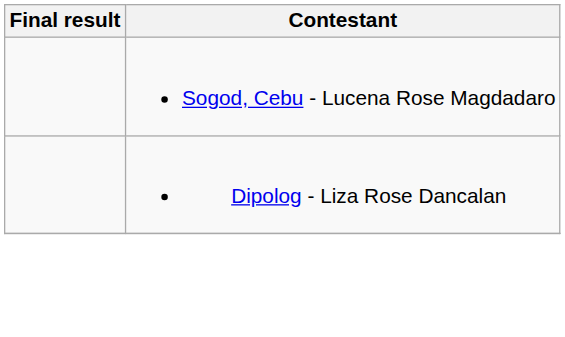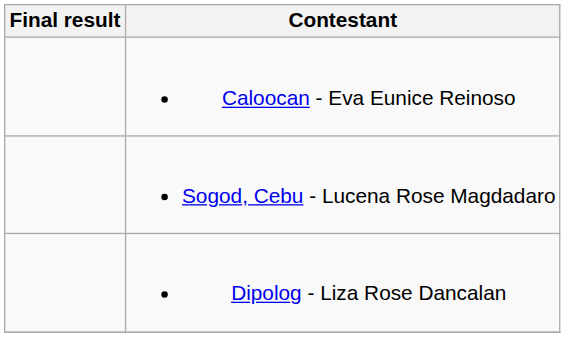+ row: (343, 98)
